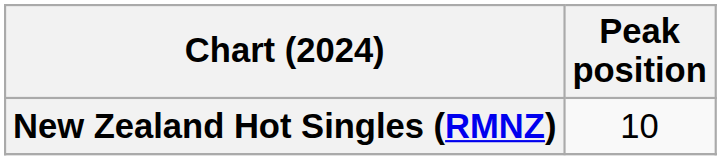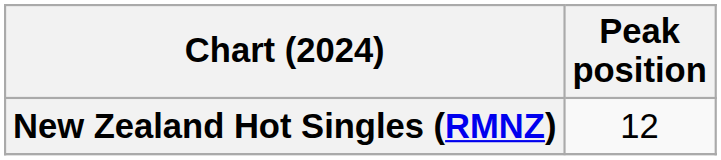(640, 125) 10 -> (640, 125) 12
